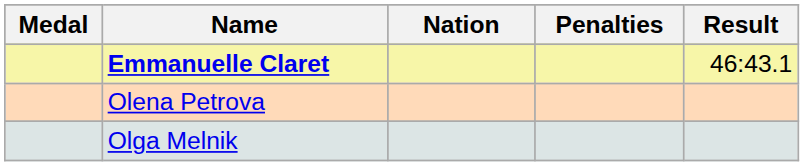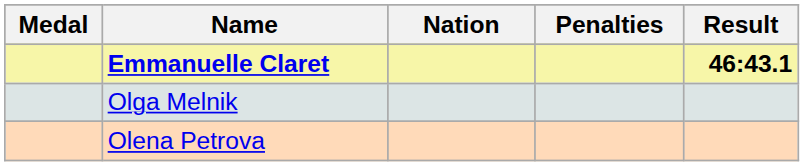(751, 64) normal -> (750, 64) bold
rows swapped: (173, 141) <-> (186, 103)
